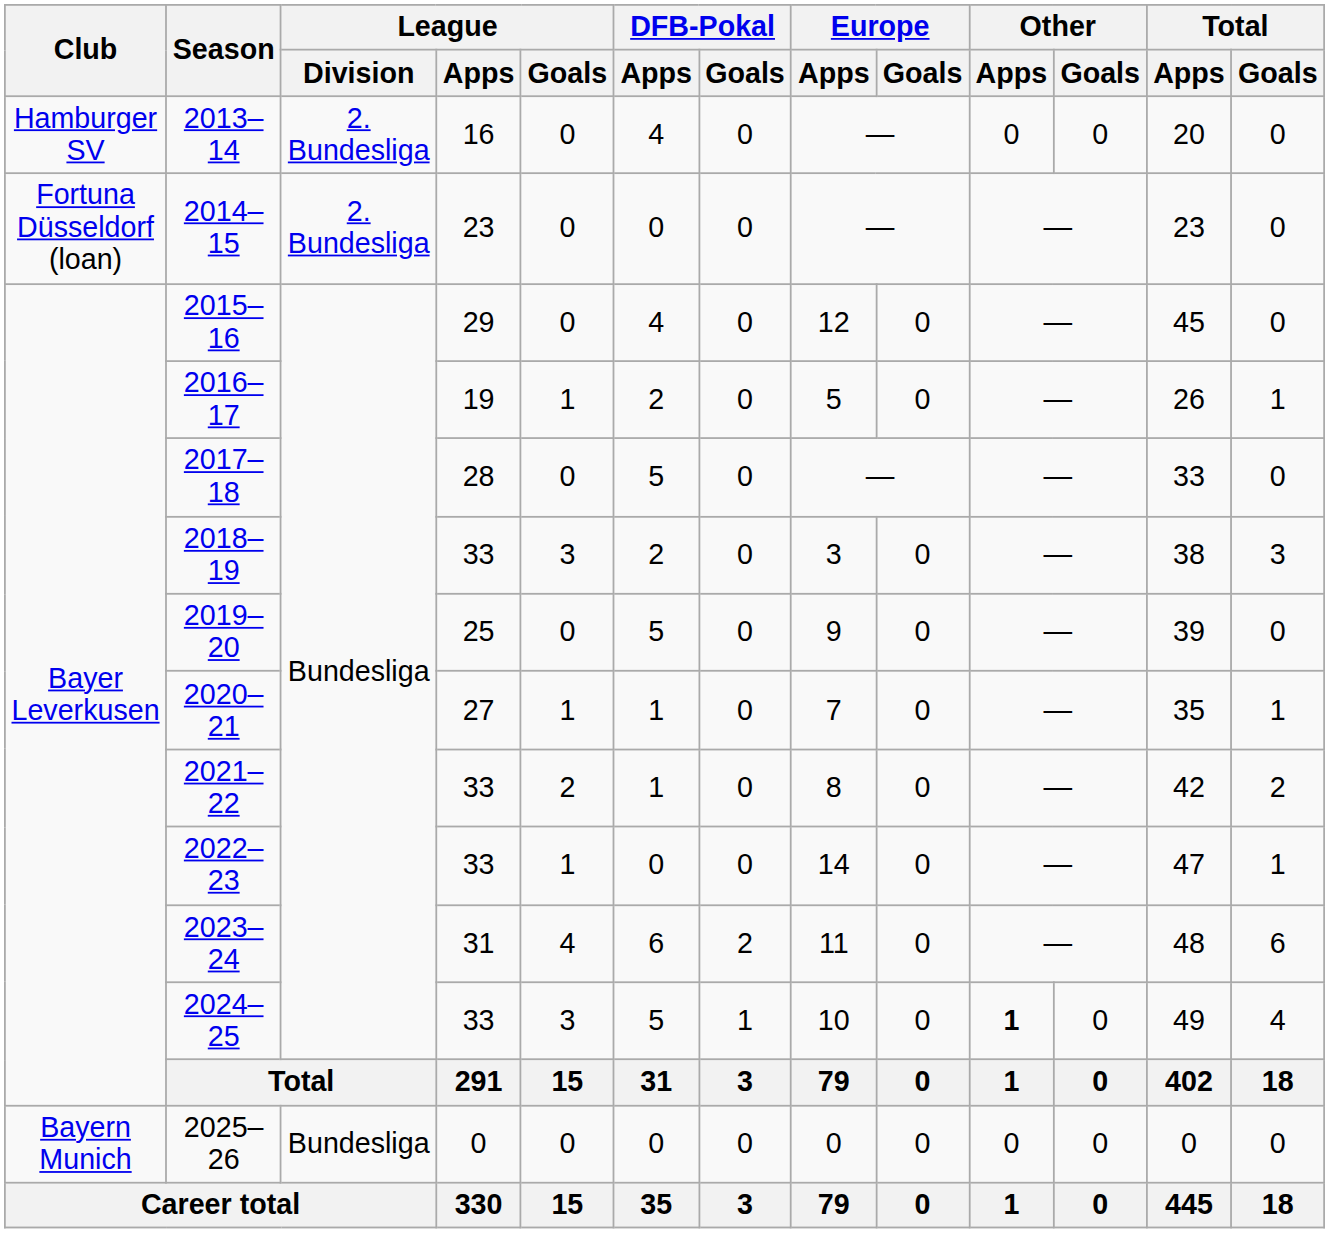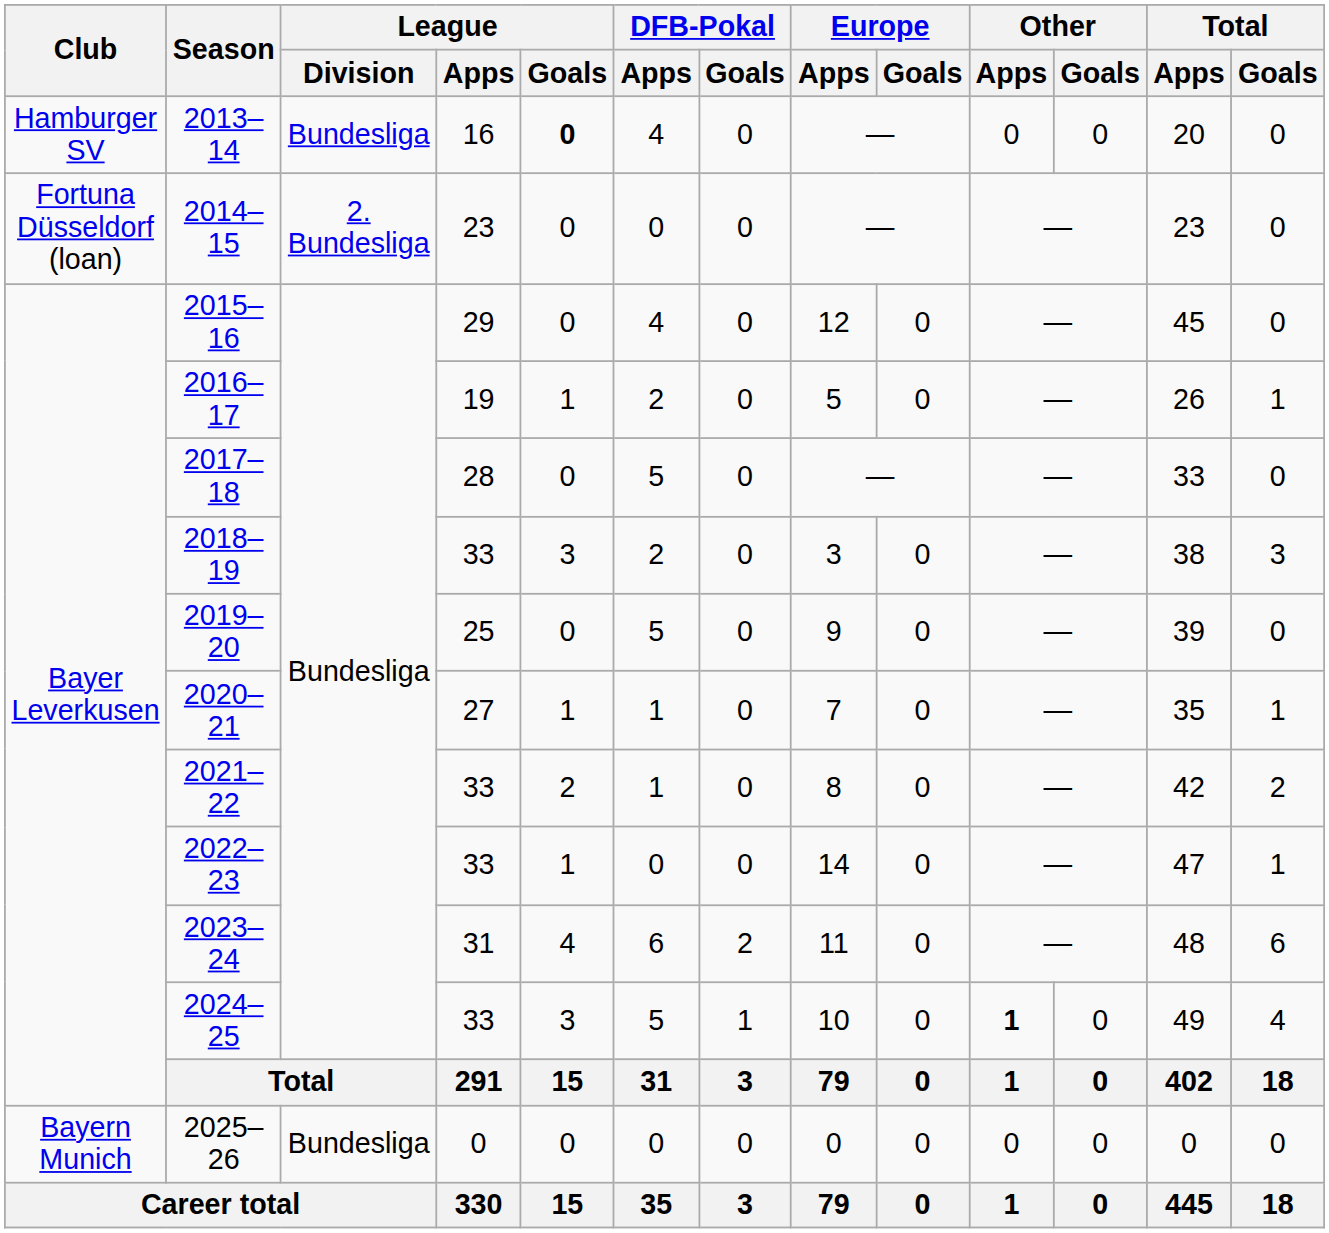(359, 134) 2. Bundesliga -> (359, 134) Bundesliga
(567, 134) normal -> (567, 134) bold
